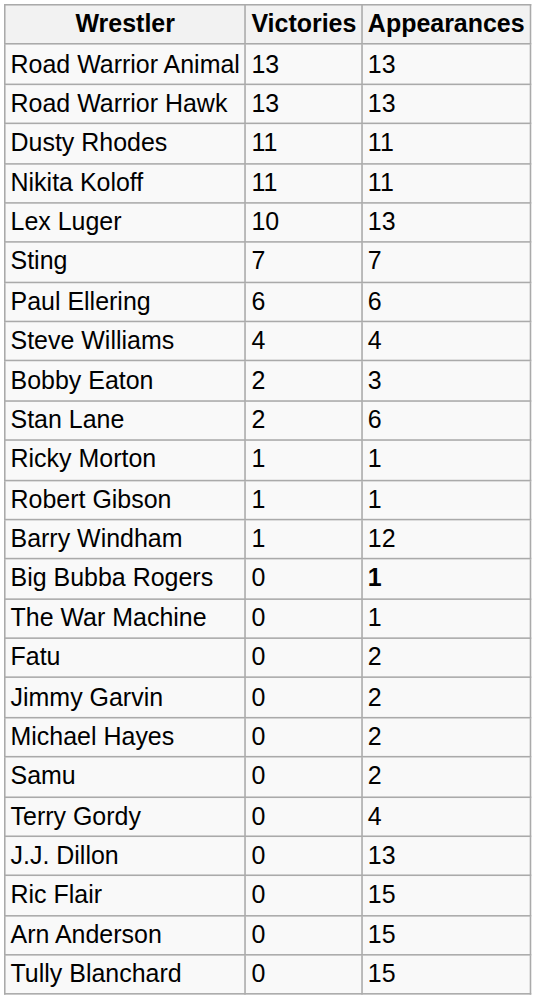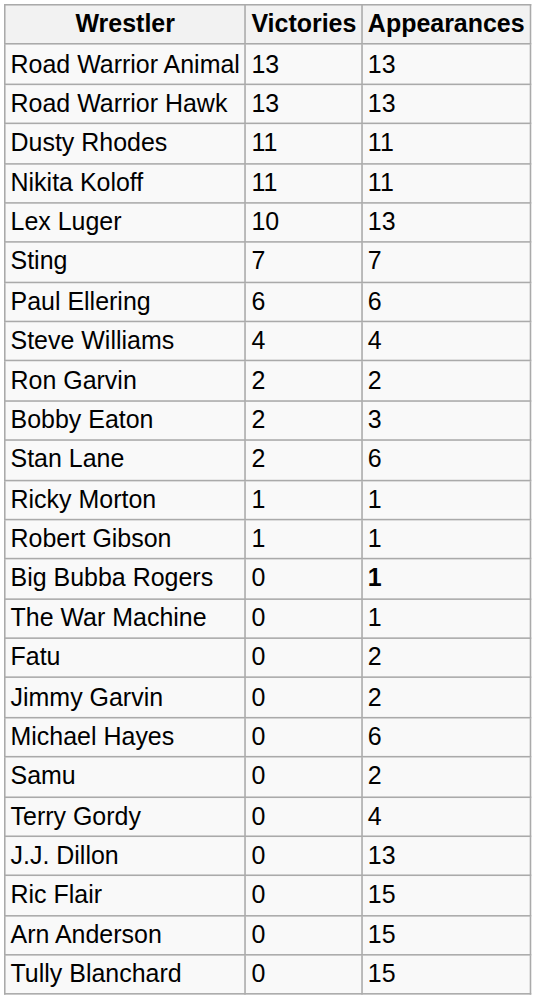+ row: (74, 380)
- row: (97, 538)
(375, 736) 2 -> (375, 736) 6
